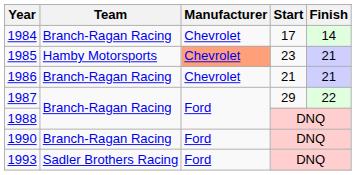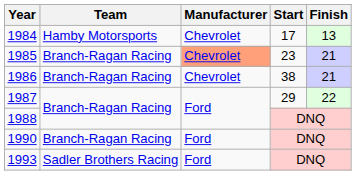(107, 36) Branch-Ragan Racing -> (100, 36) Hamby Motorsports
(329, 36) 14 -> (329, 36) 13
(100, 57) Hamby Motorsports -> (107, 57) Branch-Ragan Racing
(288, 77) 21 -> (288, 77) 38
